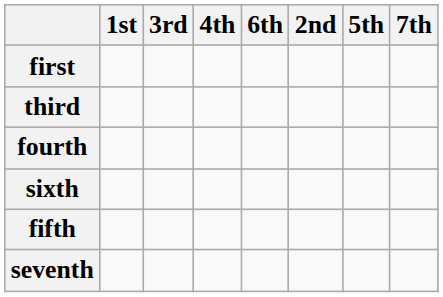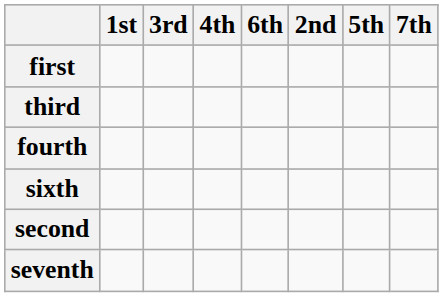+ row: (52, 229)
- row: (52, 229)
